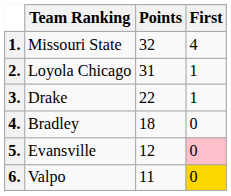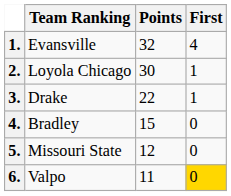(75, 44) Missouri State -> (62, 44) Evansville
(147, 71) 31 -> (147, 71) 30
(147, 124) 18 -> (147, 124) 15
(62, 151) Evansville -> (75, 151) Missouri State
(194, 151) pink background -> (194, 151) no background
